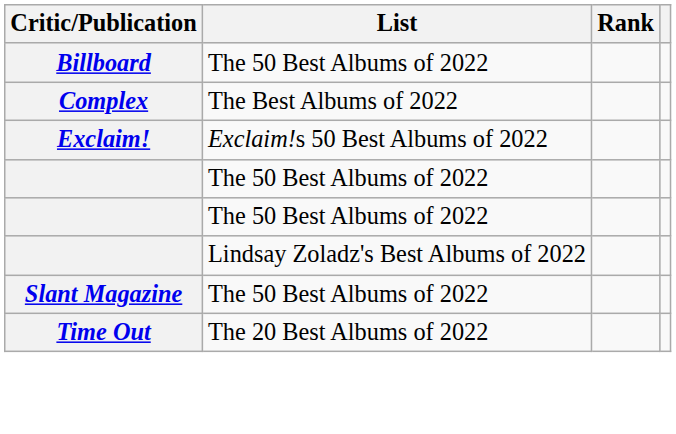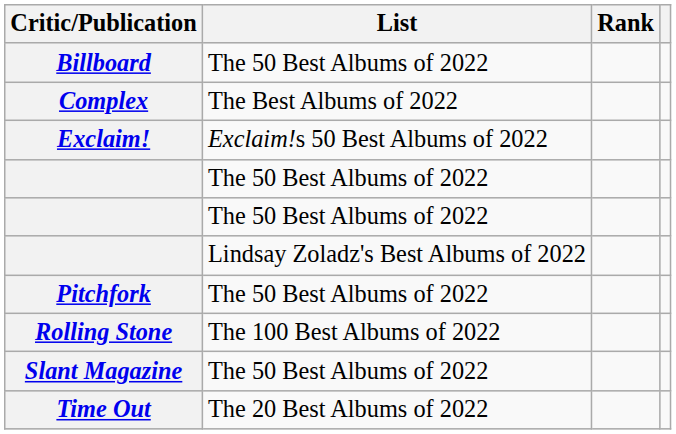+ row: (104, 293)
+ row: (104, 332)
